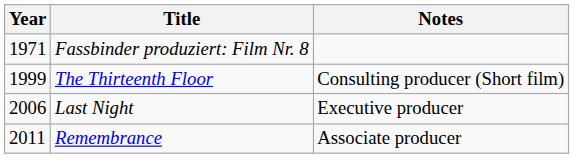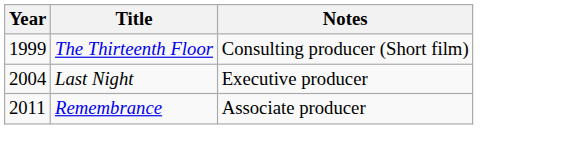- row: (182, 49)
(28, 108) 2006 -> (28, 78) 2004
